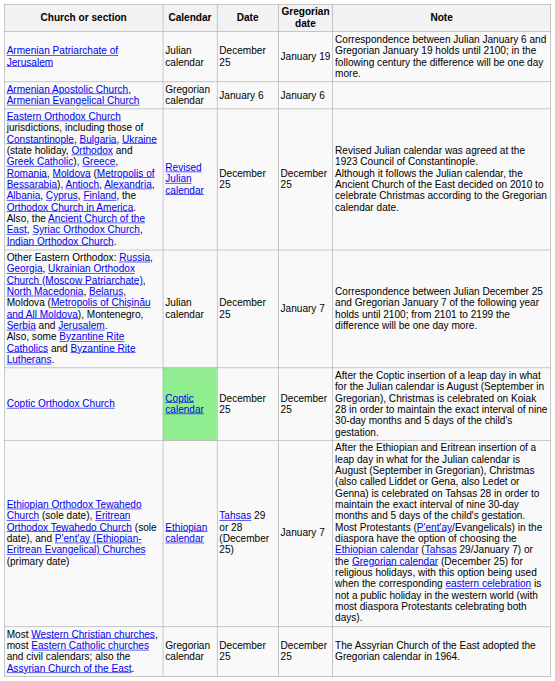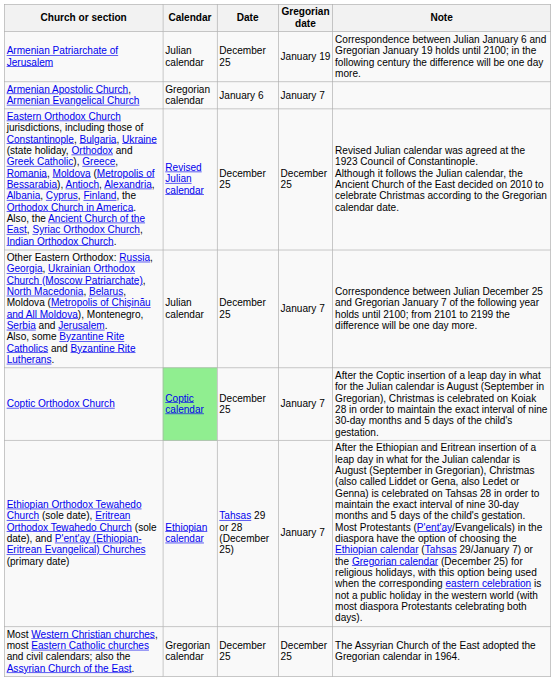(303, 95) January 6 -> (303, 95) January 7
(304, 404) December 25 -> (303, 404) January 7
